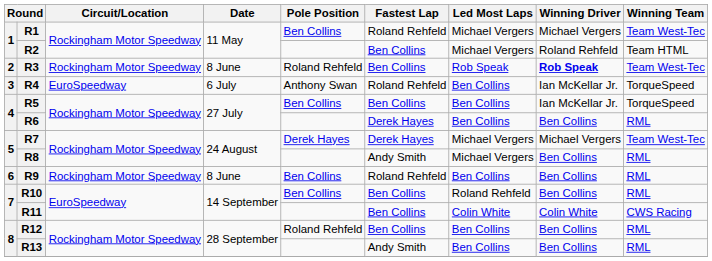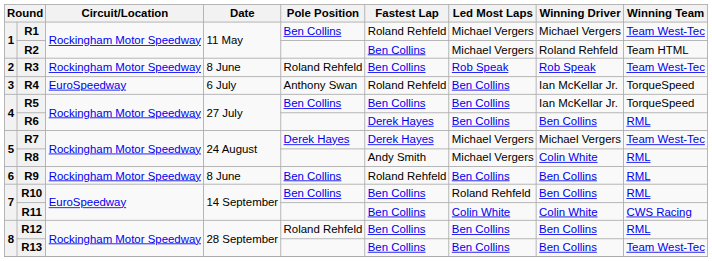(569, 67) bold -> (567, 67) normal
(568, 157) Ben Collins -> (568, 157) Colin White
(397, 247) Andy Smith -> (397, 247) Ben Collins
(638, 247) RML -> (666, 247) Team West-Tec
